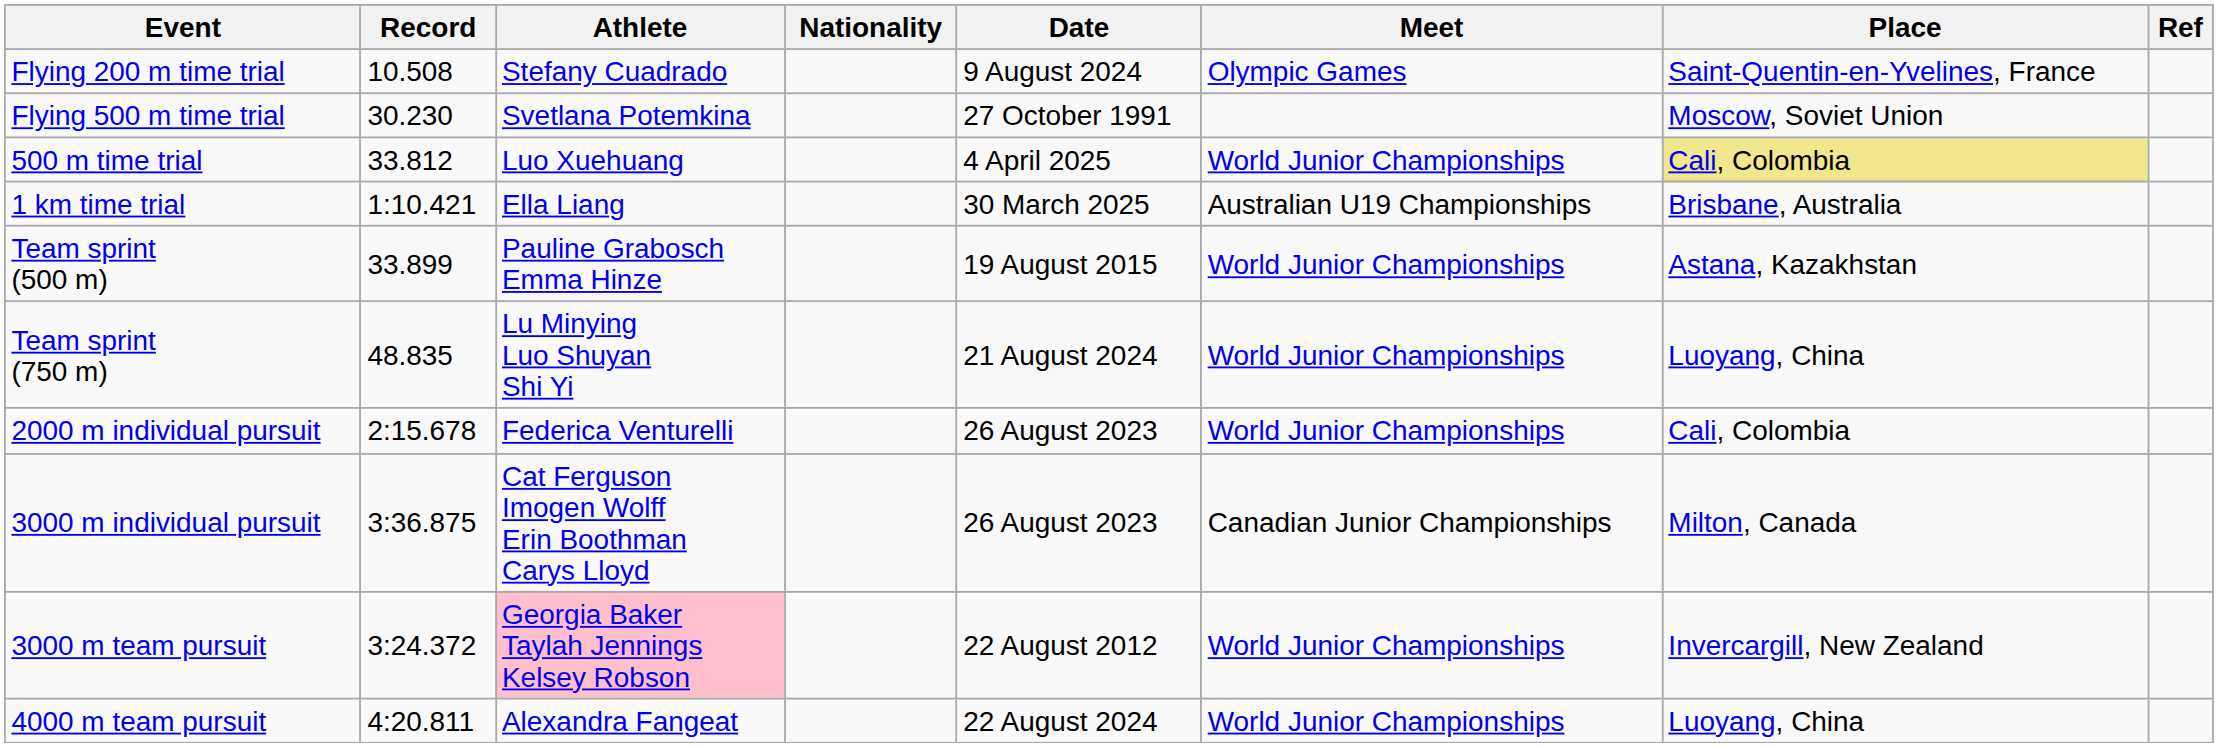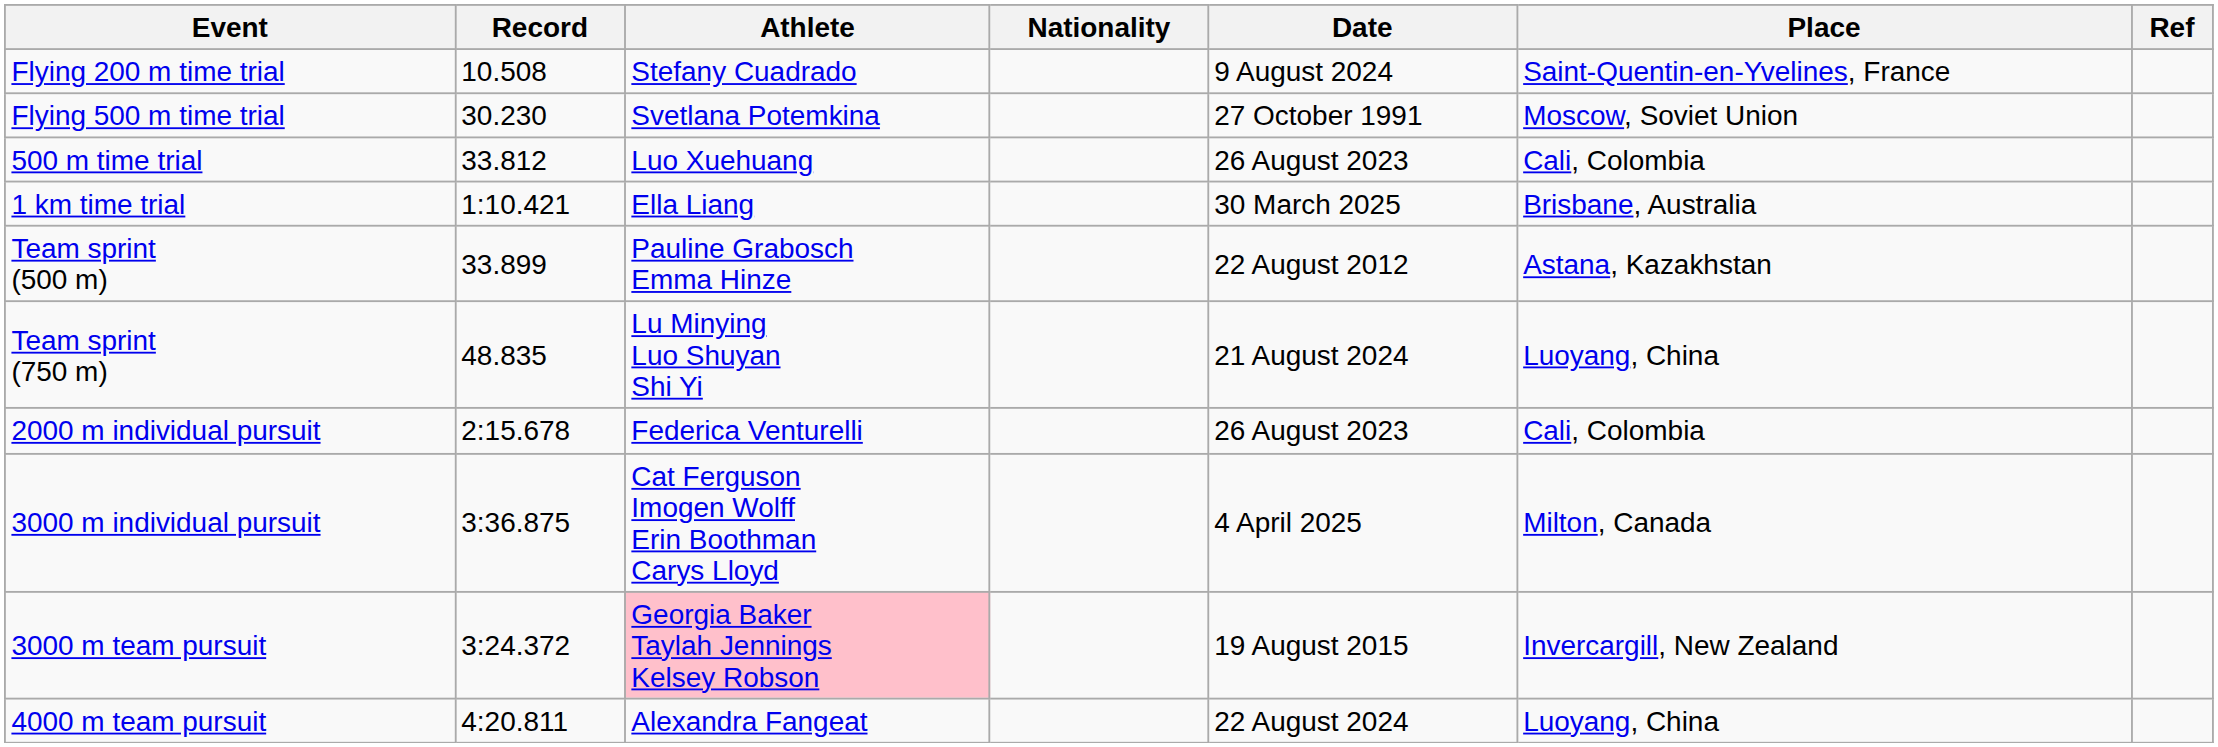- column: (1432, 27)
(1037, 160) 4 April 2025 -> (1311, 160) 26 August 2023
(1759, 160) khaki background -> (1614, 160) no background
(1060, 264) 19 August 2015 -> (1311, 264) 22 August 2012
(1060, 522) 26 August 2023 -> (1288, 522) 4 April 2025
(1060, 645) 22 August 2012 -> (1311, 645) 19 August 2015
